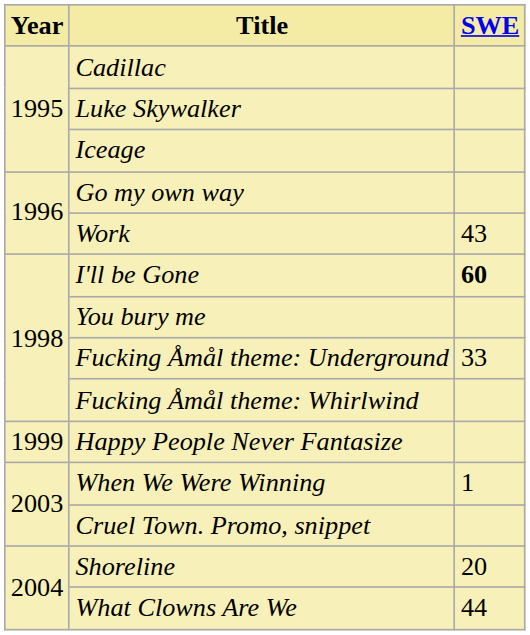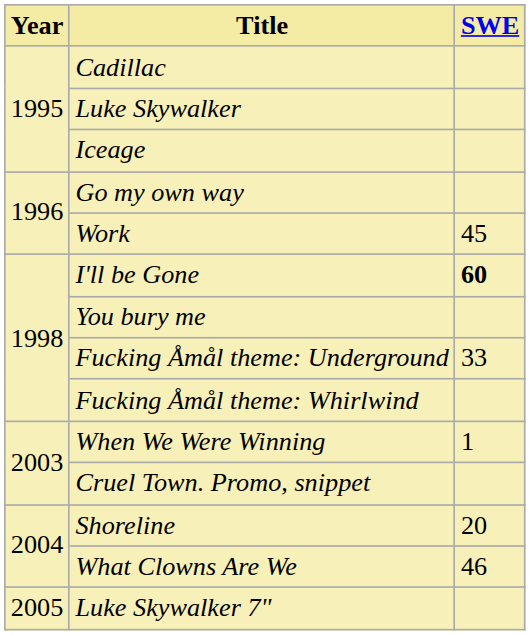(474, 233) 43 -> (474, 233) 45
- row: (239, 441)
(474, 607) 44 -> (474, 566) 46
+ row: (173, 607)
